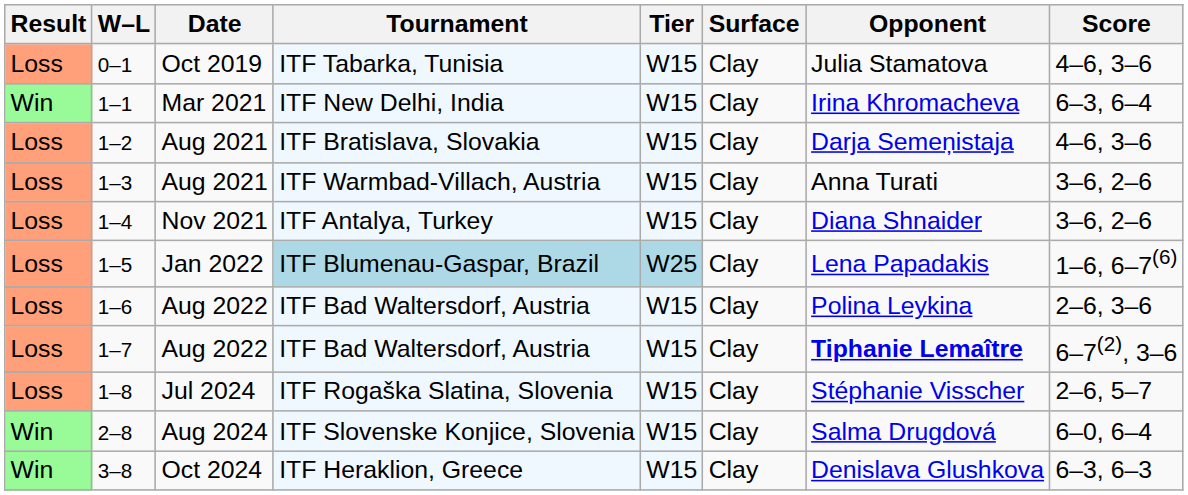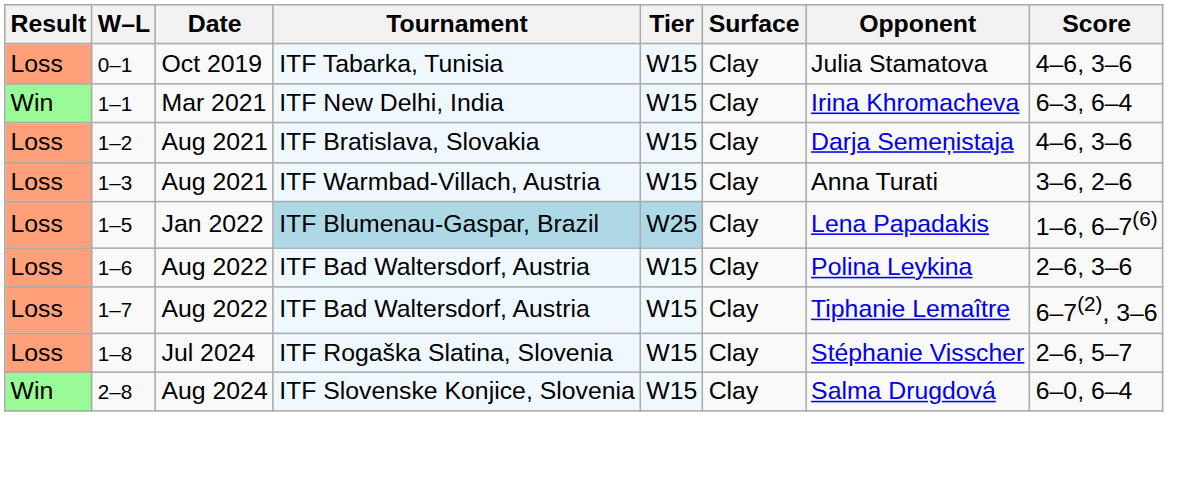- row: (115, 222)
(917, 348) bold -> (911, 309) normal
- row: (115, 471)
